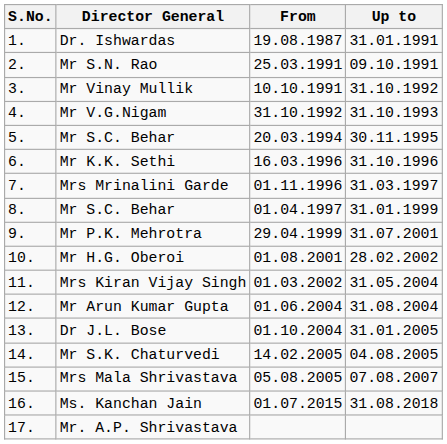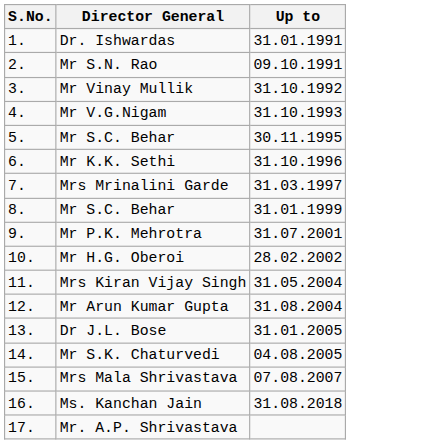- column: (298, 17)
